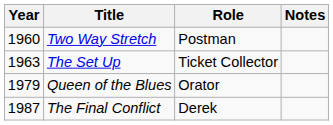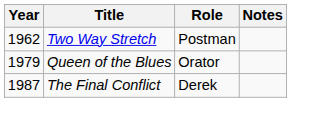(24, 39) 1960 -> (24, 39) 1962
- row: (84, 62)
